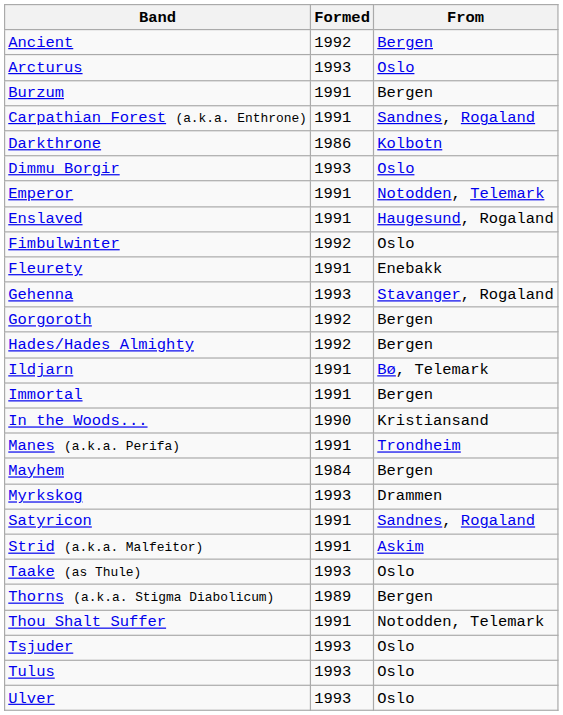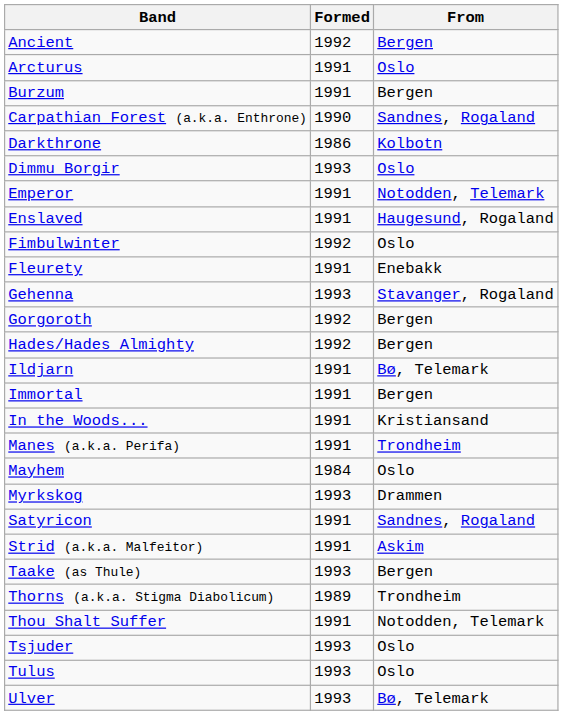(333, 68) 1993 -> (333, 68) 1991
(333, 118) 1991 -> (333, 118) 1990
(333, 421) 1990 -> (333, 421) 1991
(405, 471) Bergen -> (396, 471) Oslo
(396, 572) Oslo -> (405, 572) Bergen
(405, 597) Bergen -> (419, 597) Trondheim
(396, 698) Oslo -> (433, 698) Bø, Telemark
